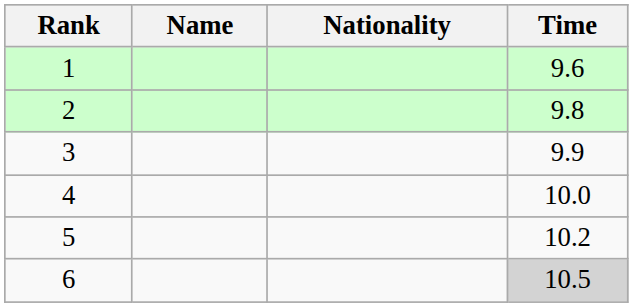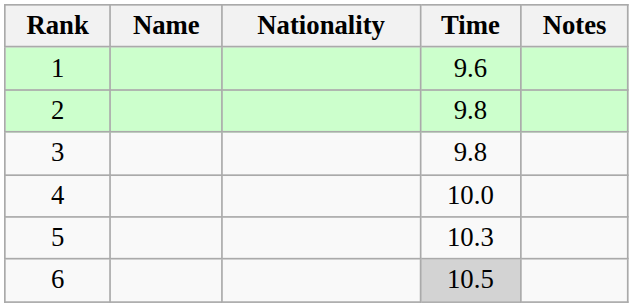+ column: (575, 25)
(568, 152) 9.9 -> (470, 152) 9.8
(568, 237) 10.2 -> (470, 237) 10.3
